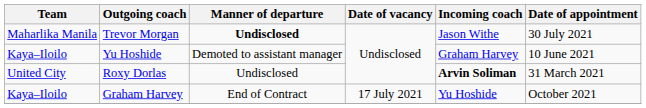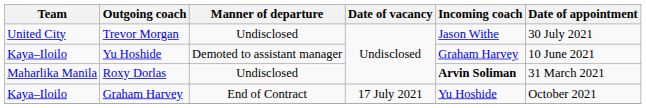(52, 34) Maharlika Manila -> (37, 34) United City
(267, 34) bold -> (267, 34) normal
(37, 73) United City -> (52, 73) Maharlika Manila
